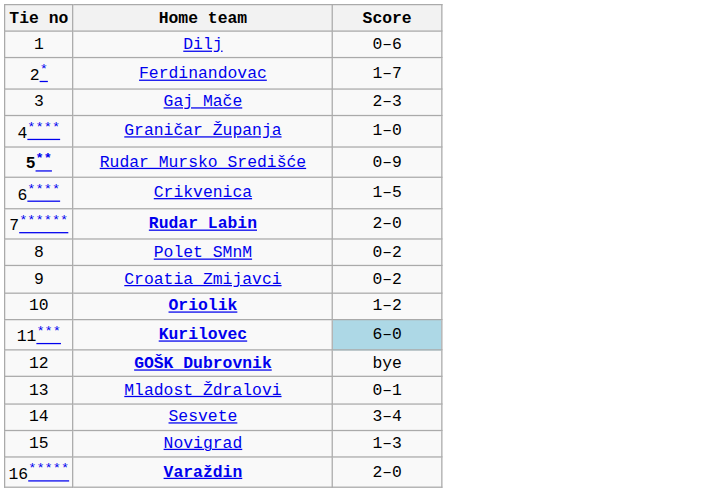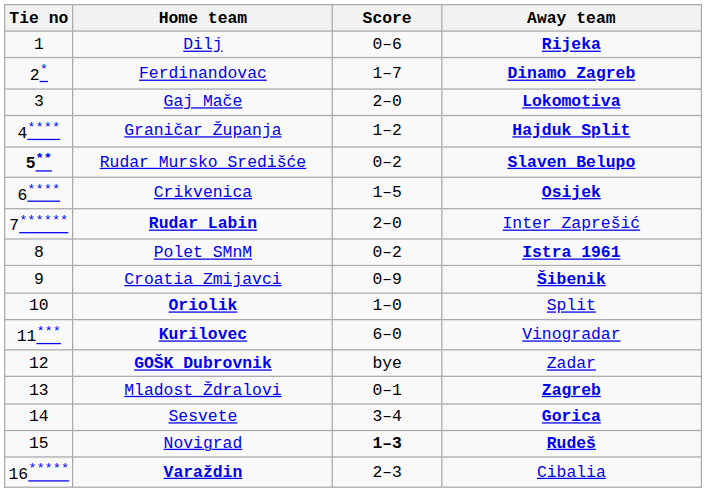+ column: (571, 18)
(387, 102) 2–3 -> (387, 102) 2–0
(387, 131) 1–0 -> (387, 131) 1–2
(387, 162) 0–9 -> (387, 162) 0–2
(387, 279) 0–2 -> (387, 279) 0–9
(387, 306) 1–2 -> (387, 306) 1–0
(387, 335) lightblue background -> (387, 335) no background
(387, 444) normal -> (387, 444) bold
(387, 472) 2–0 -> (387, 472) 2–3
